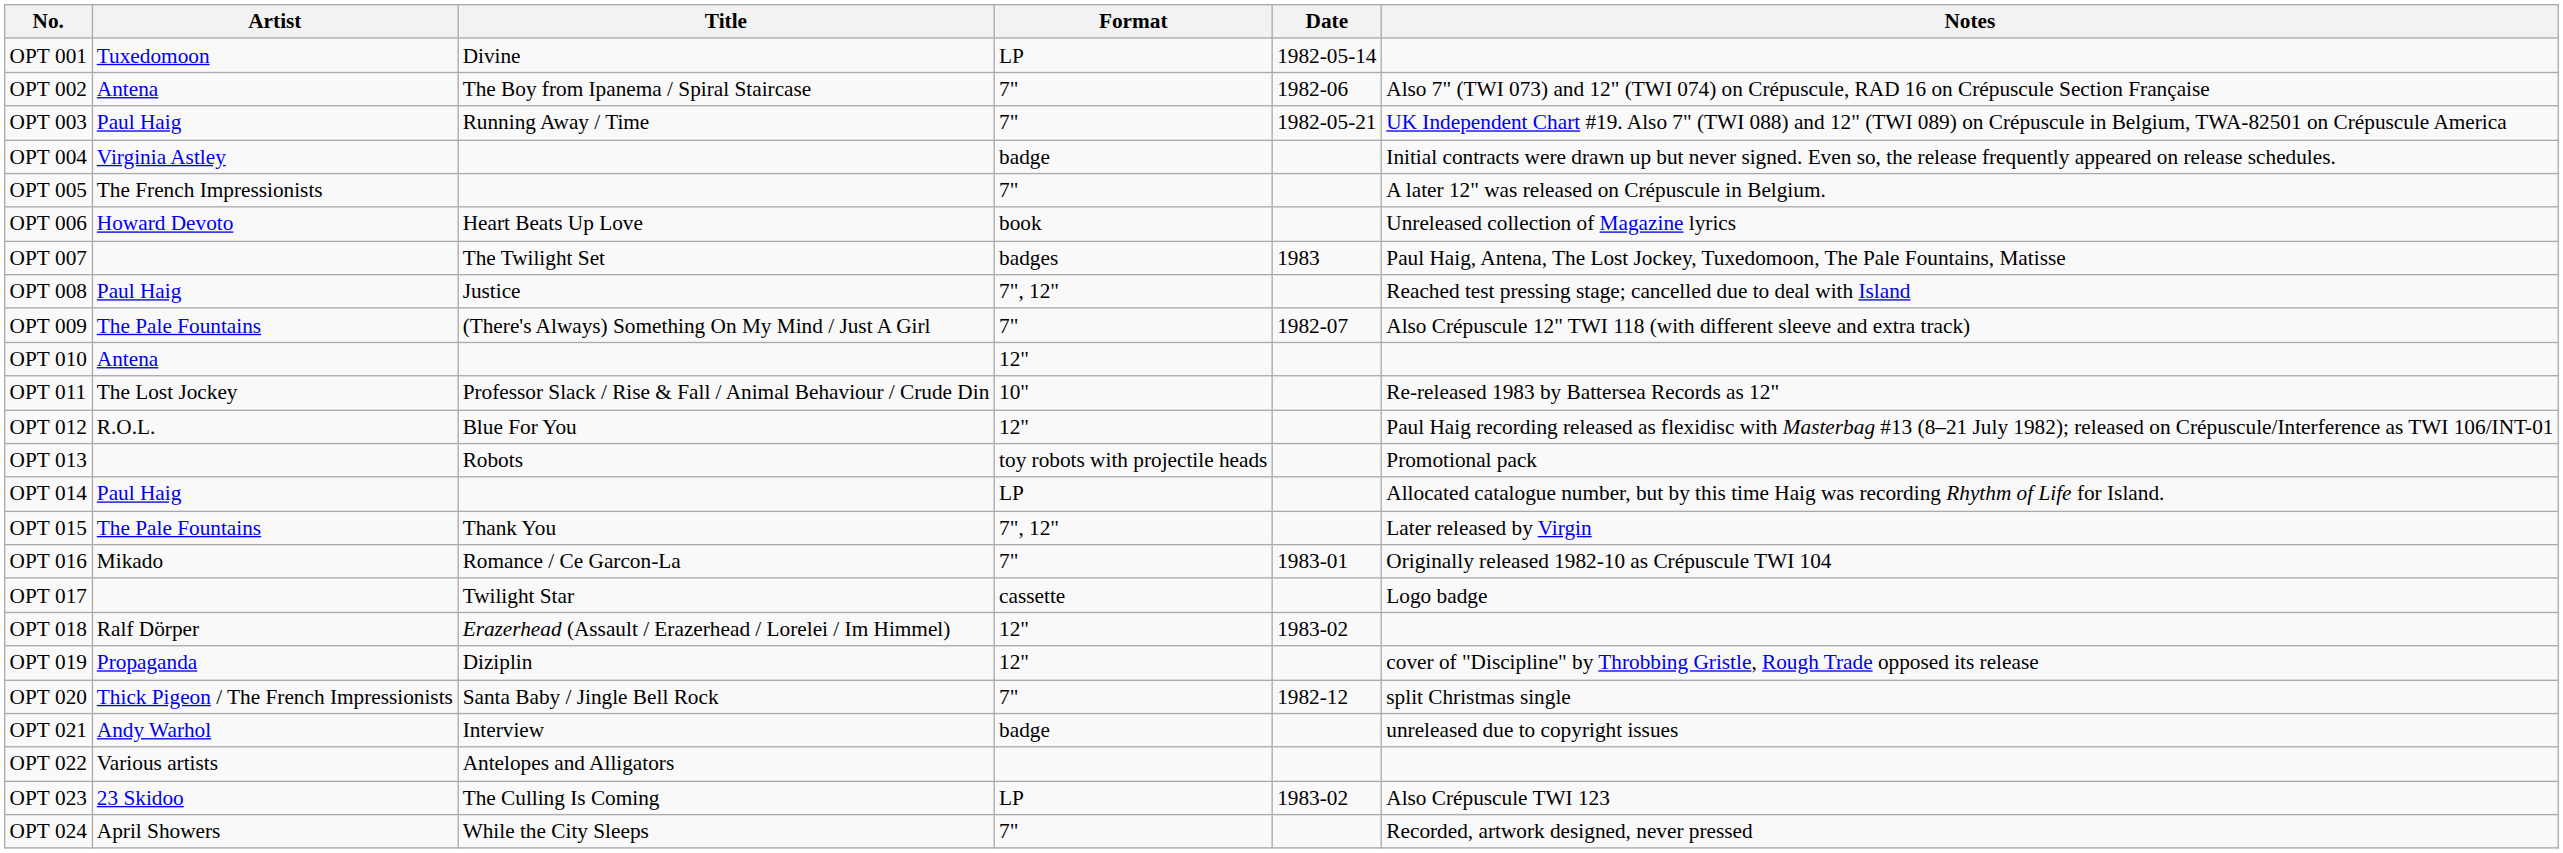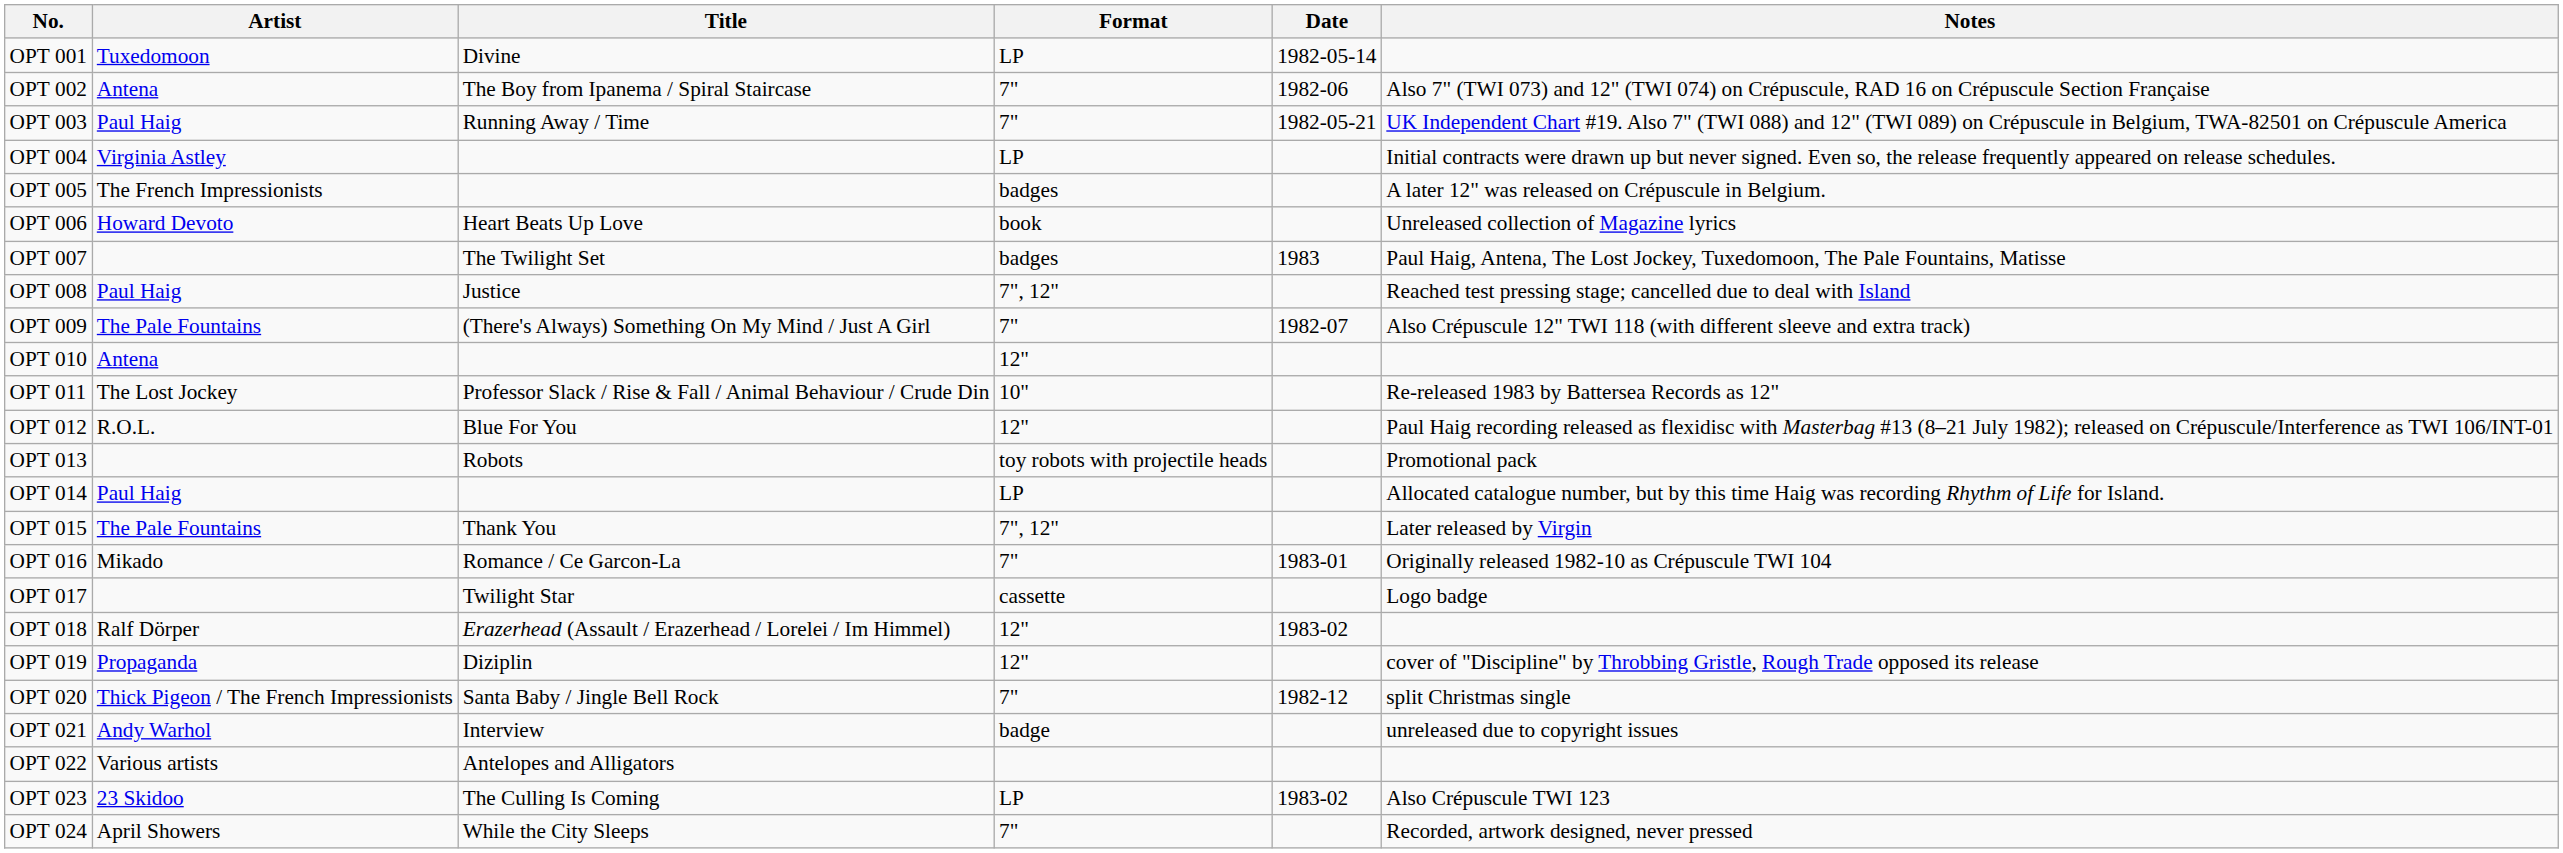(1024, 156) badge -> (1012, 156) LP
(1009, 190) 7" -> (1029, 190) badges
